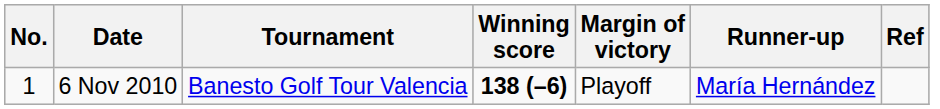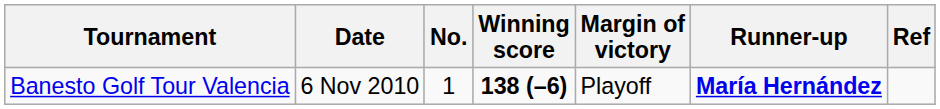columns swapped: (29, 36) <-> (328, 36)
(786, 86) normal -> (789, 86) bold
